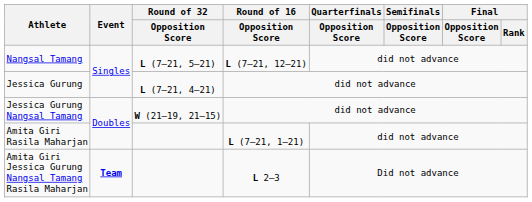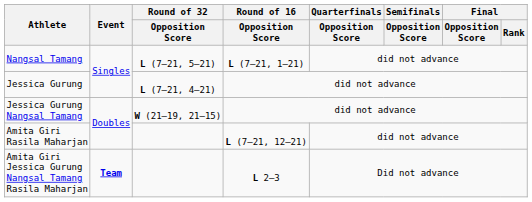(266, 63) L (7–21, 12–21) -> (266, 63) L (7–21, 1–21)
(266, 141) L (7–21, 1–21) -> (266, 141) L (7–21, 12–21)
